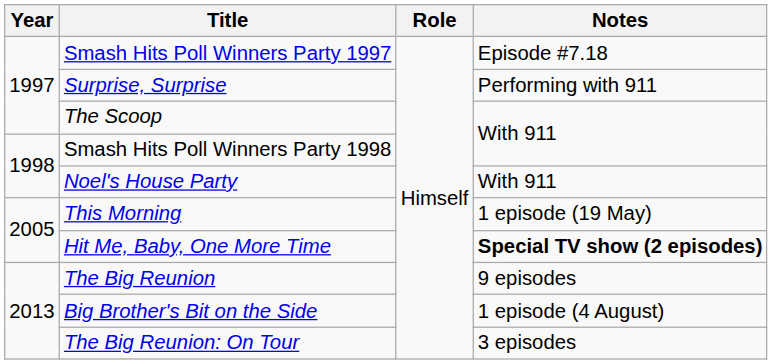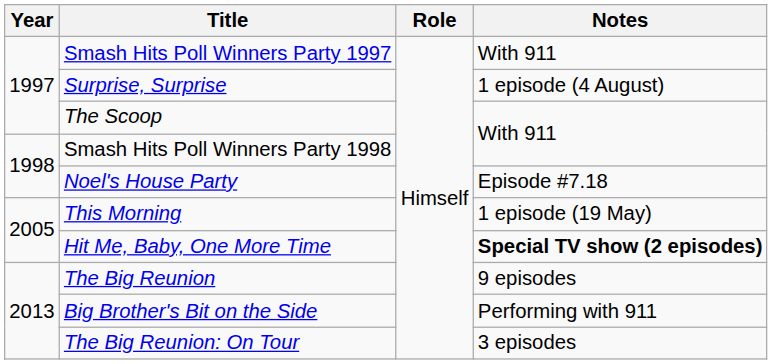(543, 52) Episode #7.18 -> (517, 52) With 911
(567, 85) Performing with 911 -> (571, 85) 1 episode (4 August)
(517, 181) With 911 -> (543, 181) Episode #7.18
(571, 310) 1 episode (4 August) -> (567, 310) Performing with 911
